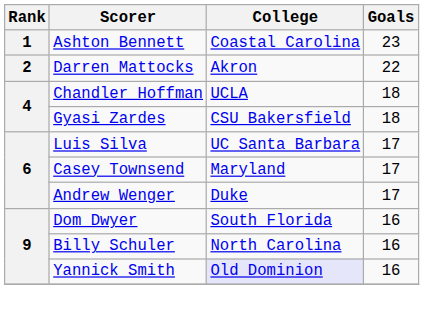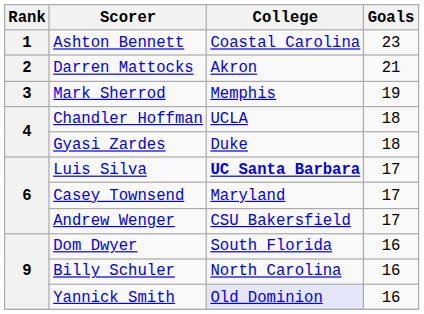(391, 68) 22 -> (391, 68) 21
+ row: (109, 94)
(281, 119) CSU Bakersfield -> (229, 144) Duke
(285, 144) normal -> (285, 170) bold
(229, 195) Duke -> (281, 221) CSU Bakersfield
